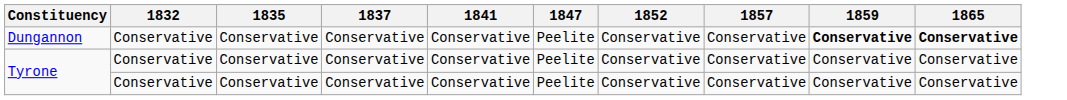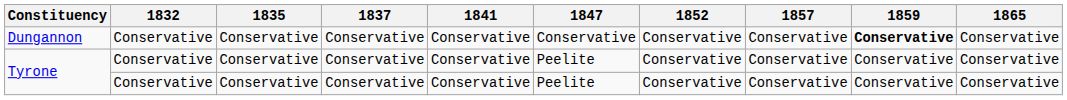(566, 38) Peelite -> (586, 38) Conservative
(968, 38) bold -> (1010, 38) normal
